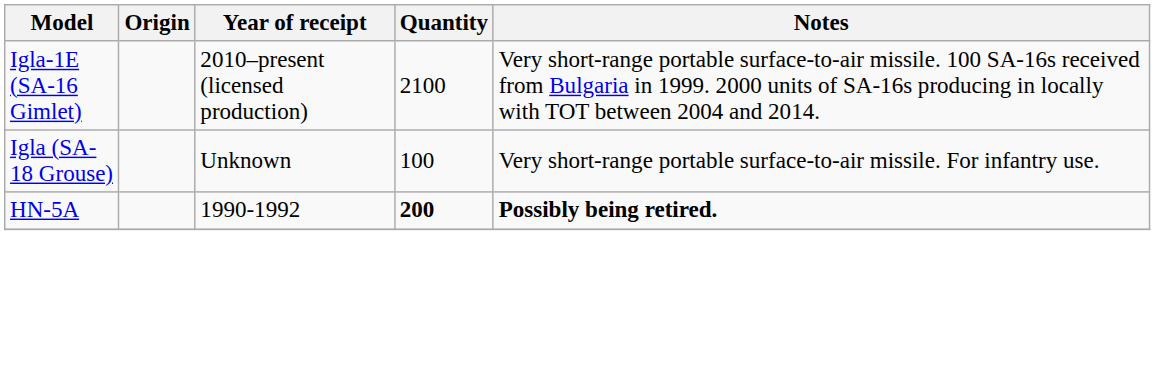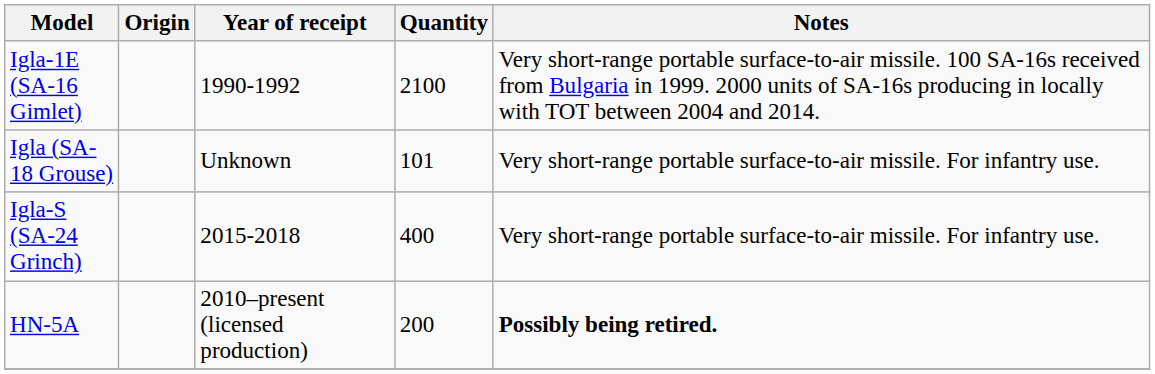(262, 85) 2010–present (licensed production) -> (250, 85) 1990-1992
(417, 160) 100 -> (417, 160) 101
+ row: (46, 236)
(250, 210) 1990-1992 -> (262, 324) 2010–present (licensed production)
(417, 210) bold -> (417, 324) normal
